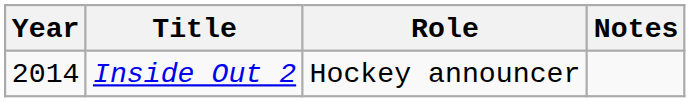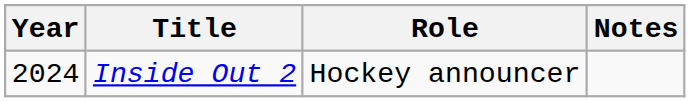(46, 74) 2014 -> (46, 74) 2024
